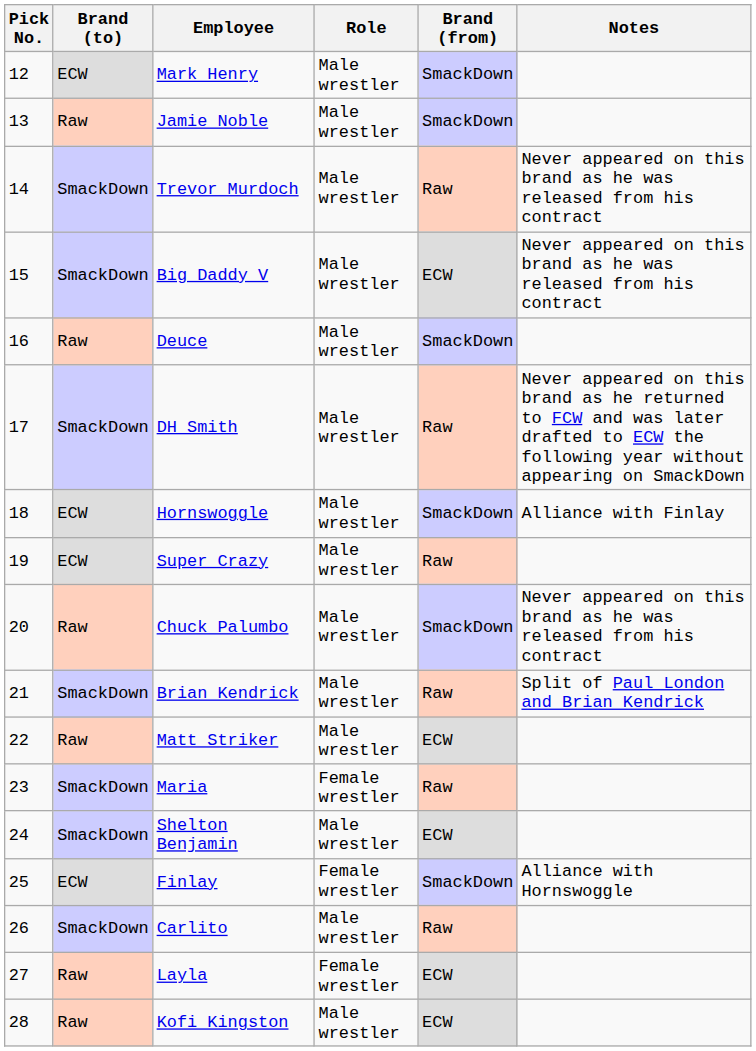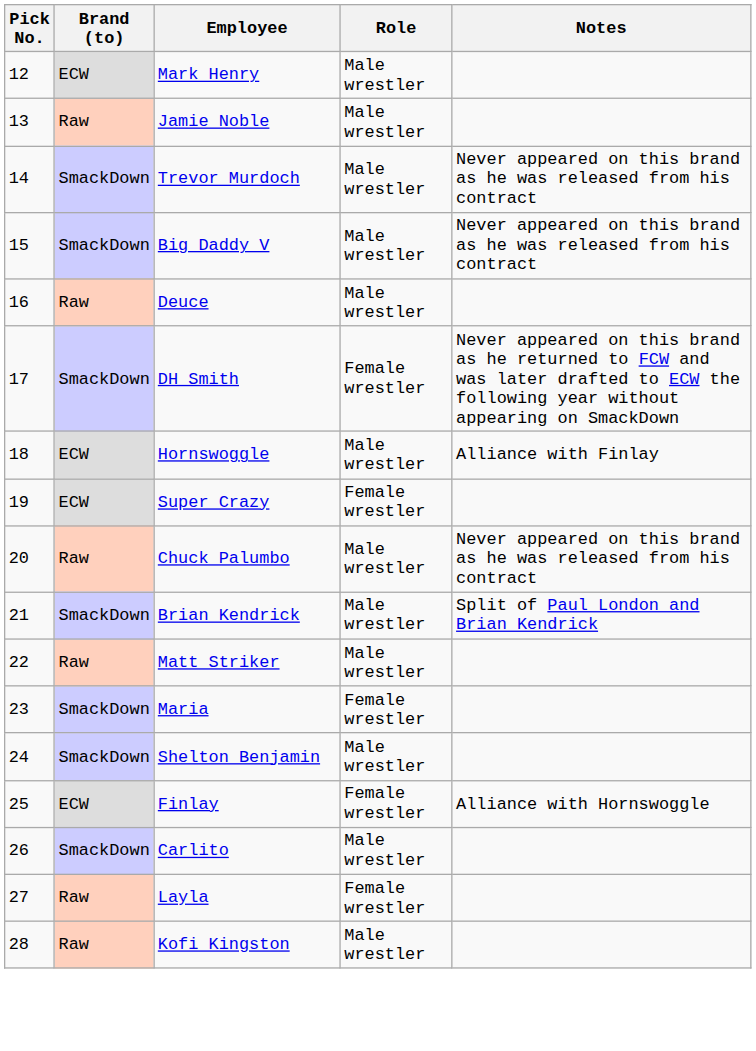- column: (468, 28)
(359, 427) Male wrestler -> (385, 379) Female wrestler
(359, 561) Male wrestler -> (385, 502) Female wrestler
